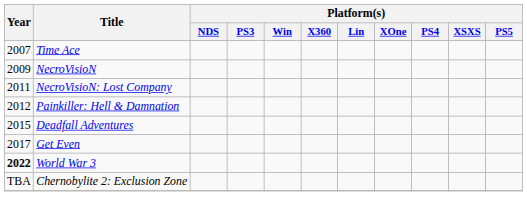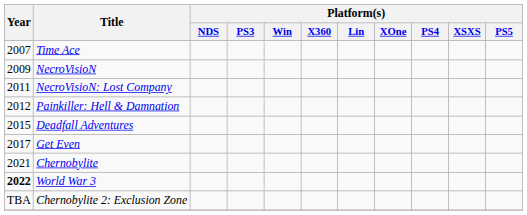+ row: (67, 162)
